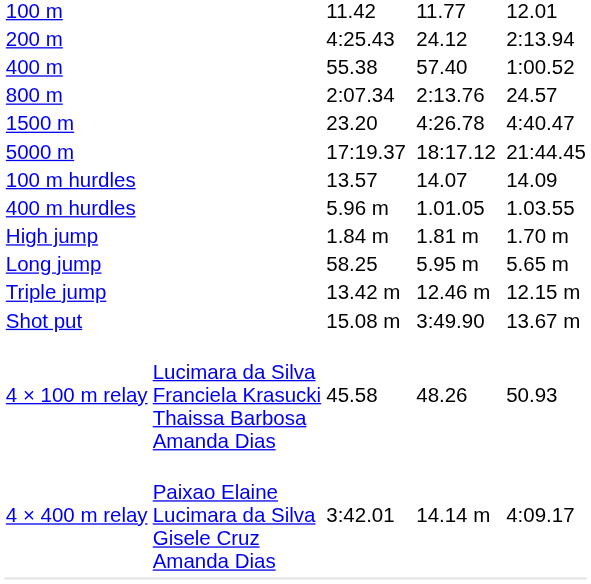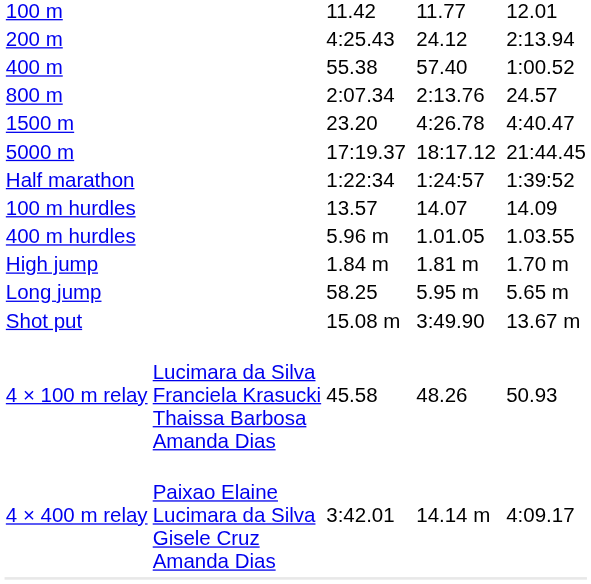+ row: (70, 180)
- row: (56, 292)
